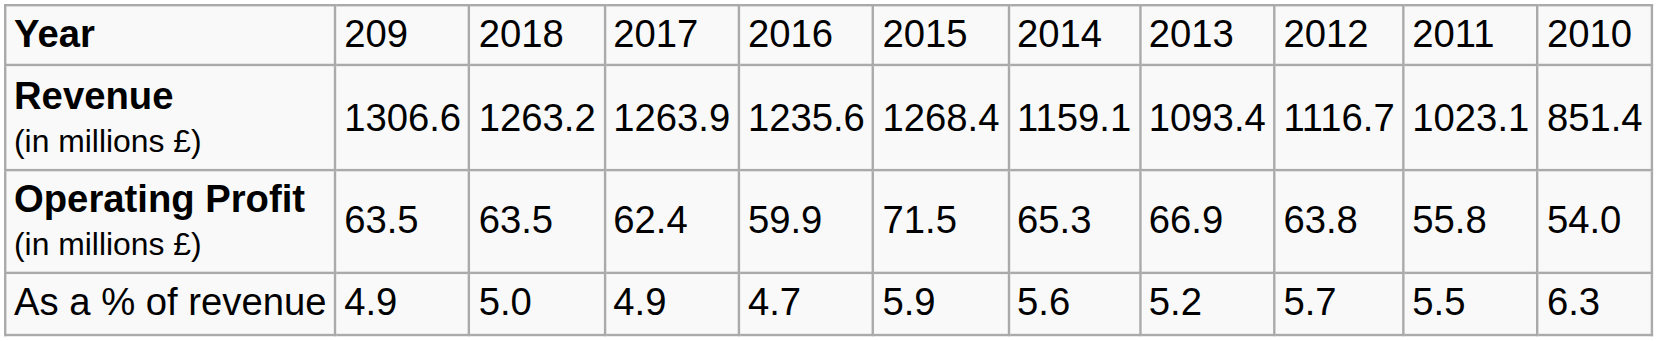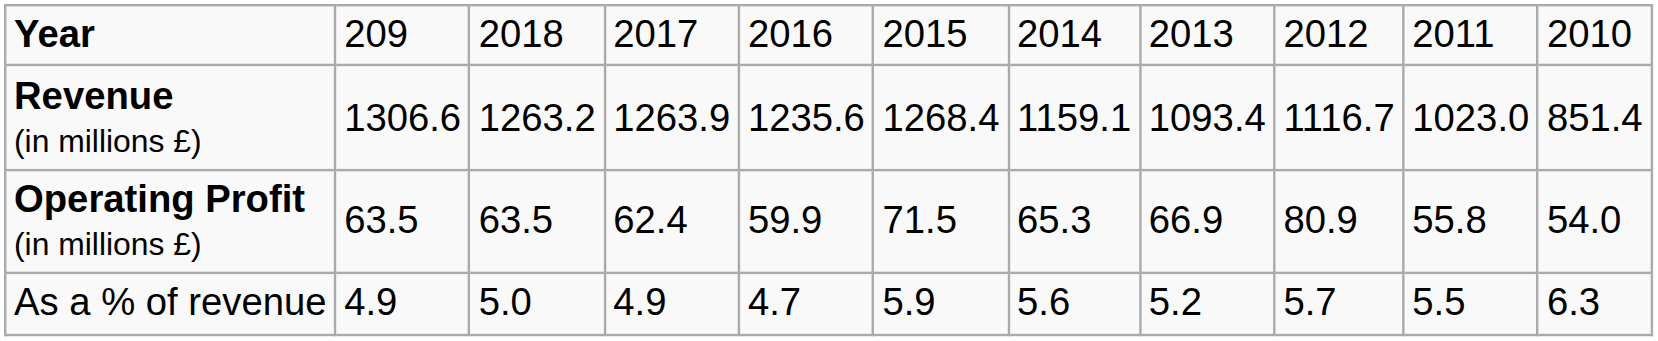(1471, 116) 1023.1 -> (1471, 116) 1023.0
(1321, 220) 63.8 -> (1321, 220) 80.9
